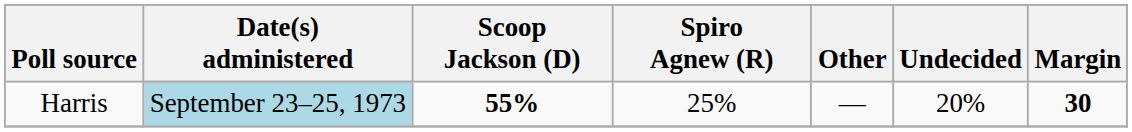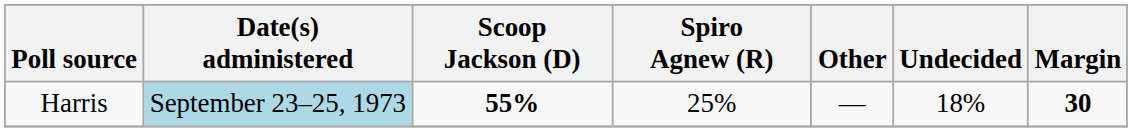(961, 103) 20% -> (961, 103) 18%
